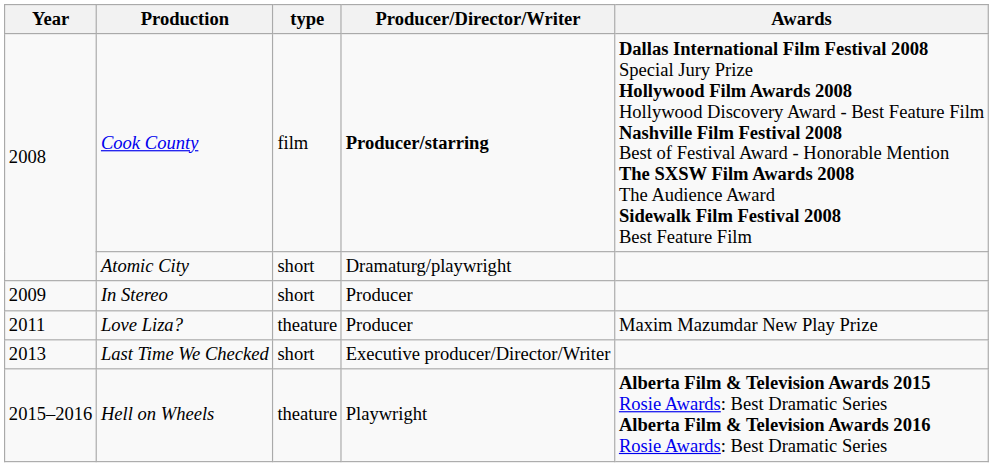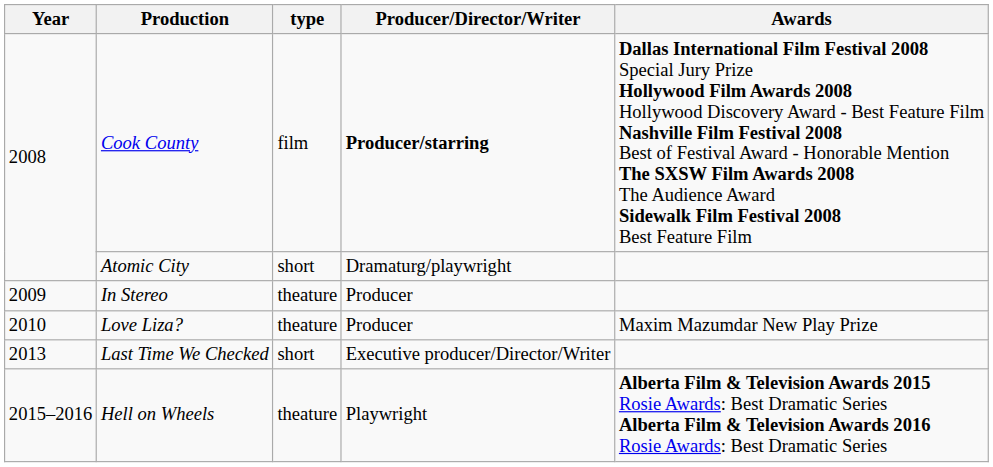(296, 295) short -> (307, 295) theature
(27, 324) 2011 -> (27, 324) 2010
